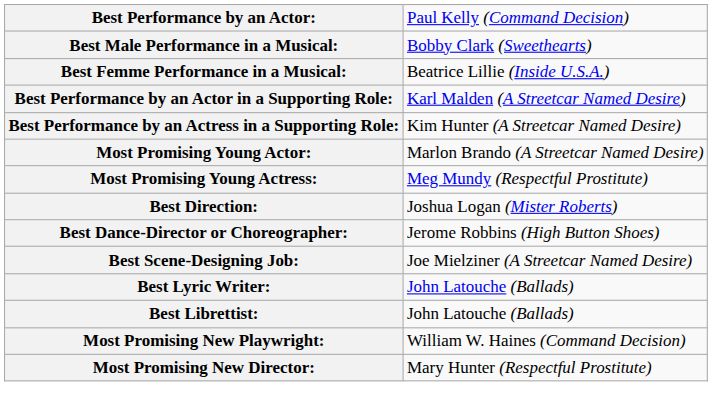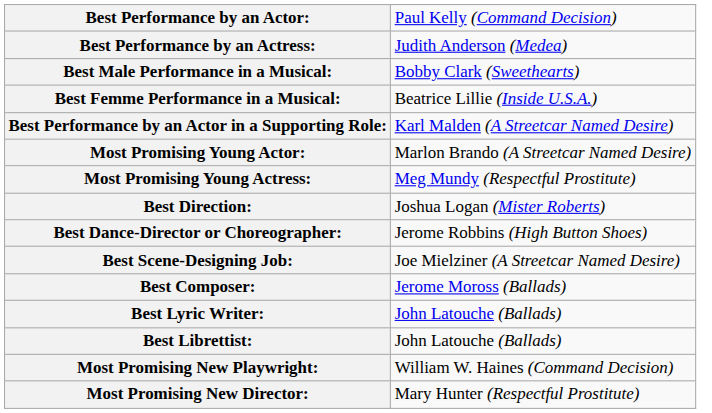+ row: (198, 44)
- row: (204, 125)
+ row: (198, 286)
